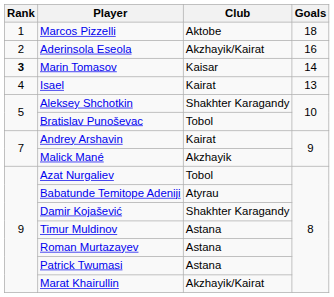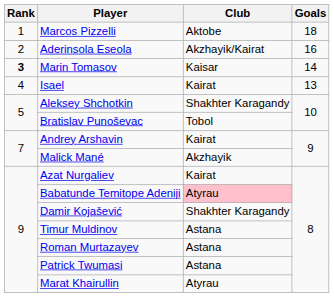(199, 175) Tobol -> (201, 175) Kairat
(202, 193) no background -> (202, 193) pink background
(225, 283) Akzhayik/Kairat -> (202, 283) Atyrau
